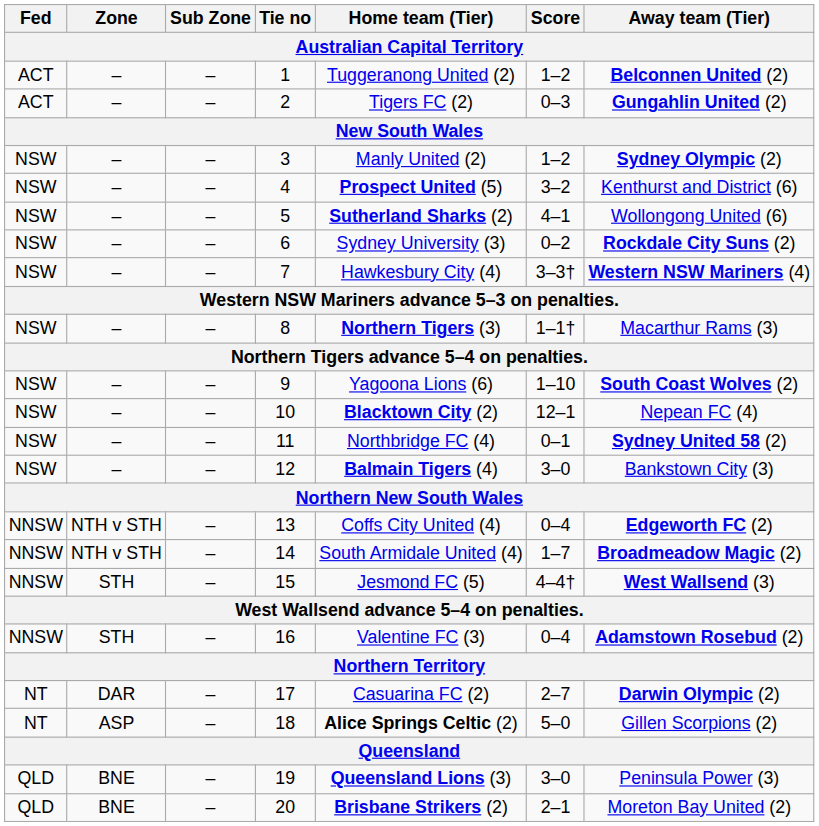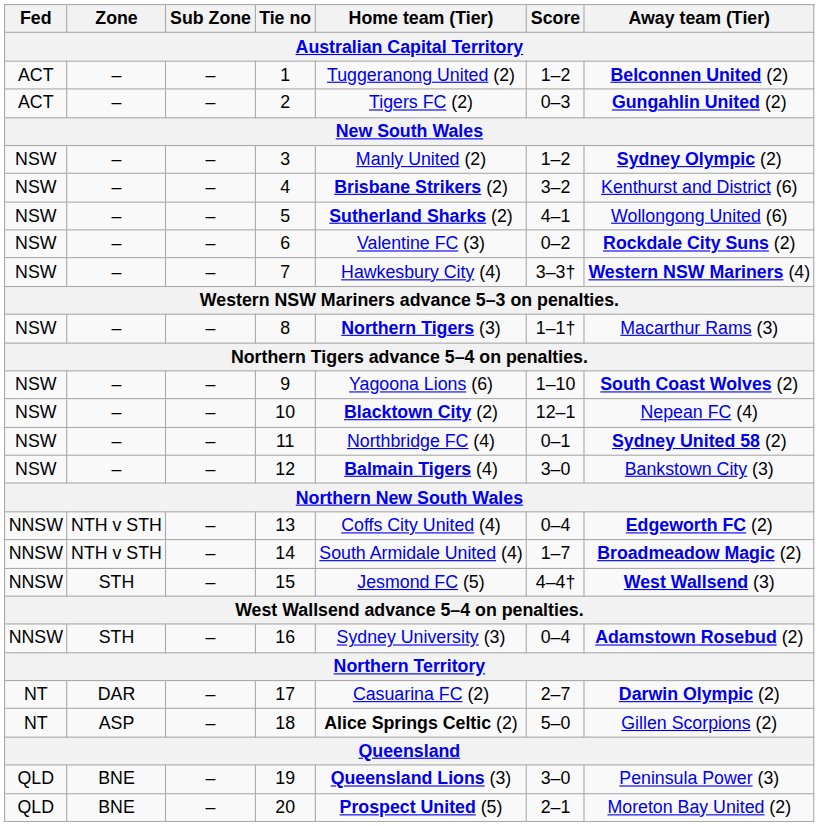(421, 187) Prospect United (5) -> (421, 187) Brisbane Strikers (2)
(421, 243) Sydney University (3) -> (421, 243) Valentine FC (3)
(421, 638) Valentine FC (3) -> (421, 638) Sydney University (3)
(421, 807) Brisbane Strikers (2) -> (421, 807) Prospect United (5)
